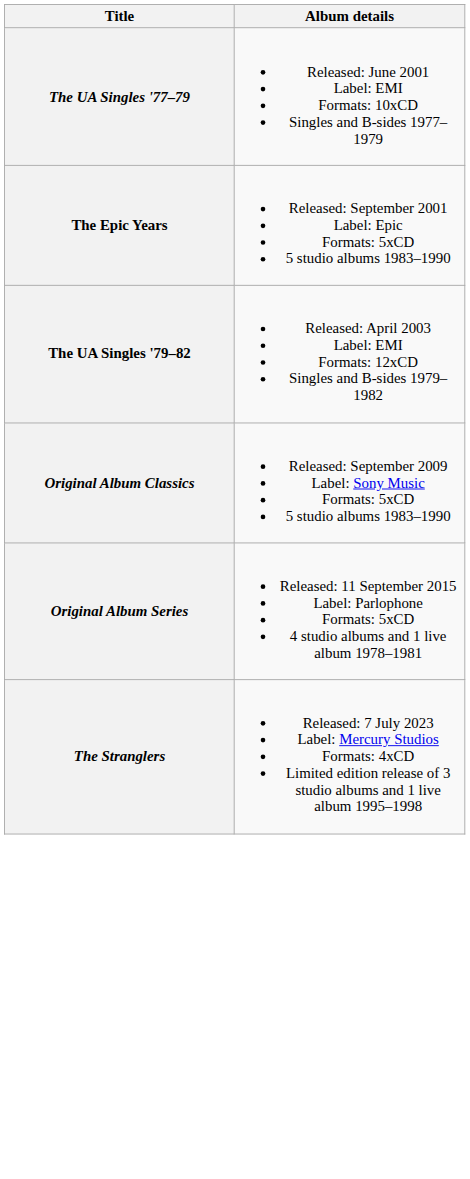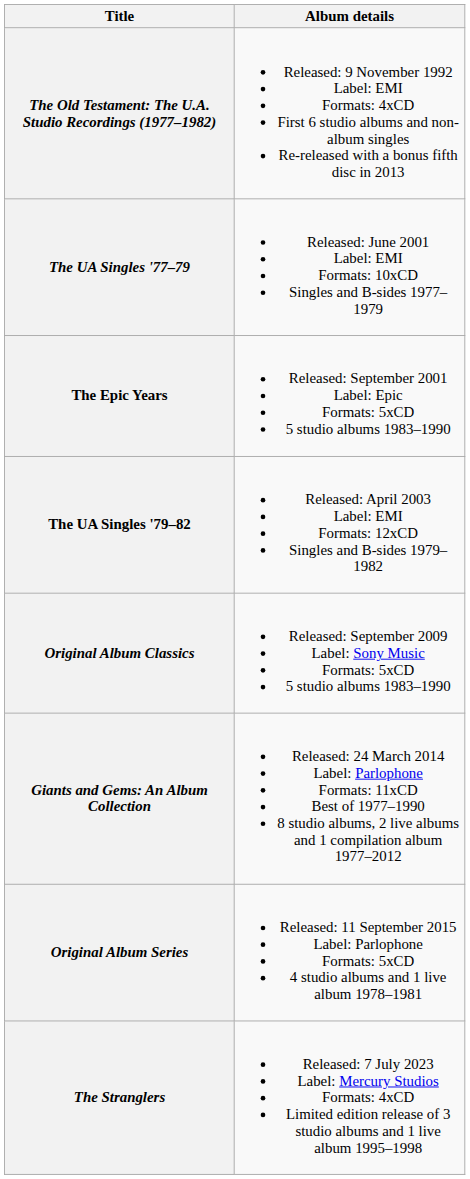+ row: (119, 113)
+ row: (119, 798)
